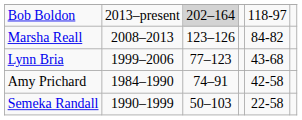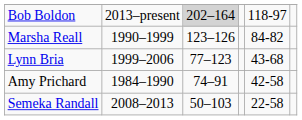(142, 37) 2008–2013 -> (142, 37) 1990–1999
(142, 103) 1990–1999 -> (142, 103) 2008–2013
